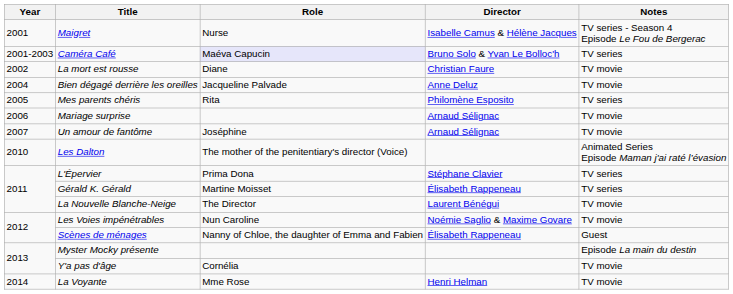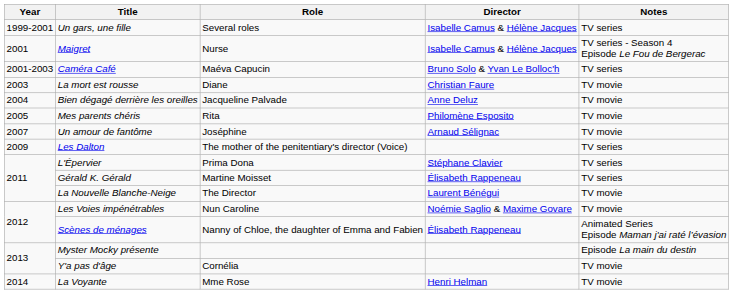+ row: (94, 27)
(236, 54) lavender background -> (236, 69) no background
(17, 69) 2002 -> (17, 85) 2003
(602, 100) TV series -> (602, 116) TV movie
- row: (94, 116)
(17, 152) 2010 -> (17, 147) 2009
(654, 152) Animated Series Episode Maman j'ai raté l’évasion -> (602, 147) TV series
(594, 235) Guest -> (654, 229) Animated Series Episode Maman j'ai raté l’évasion
